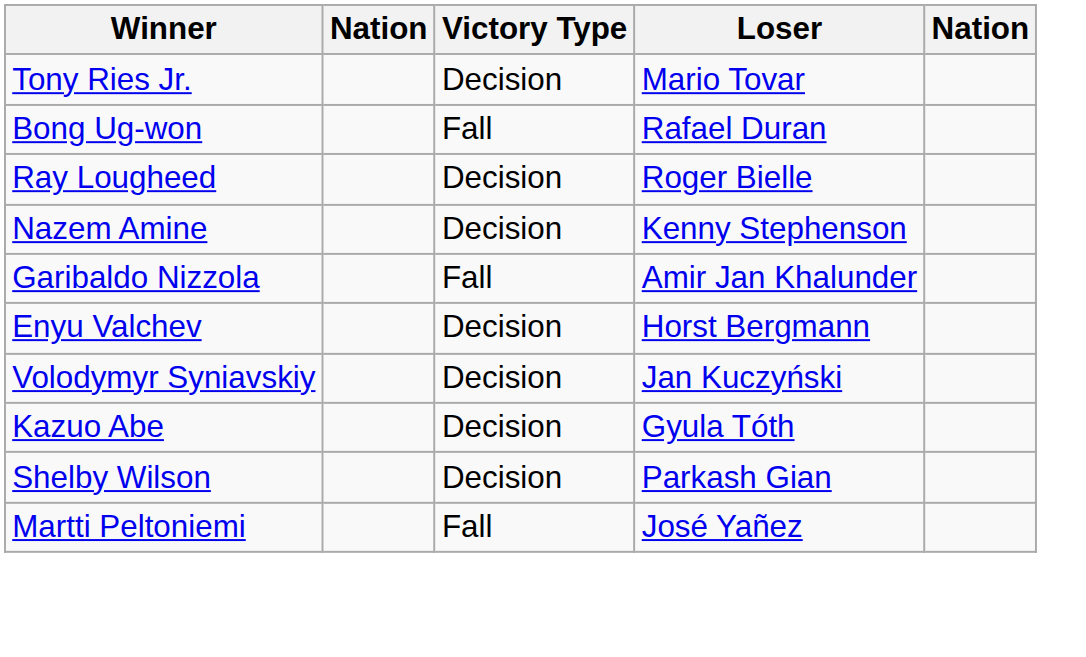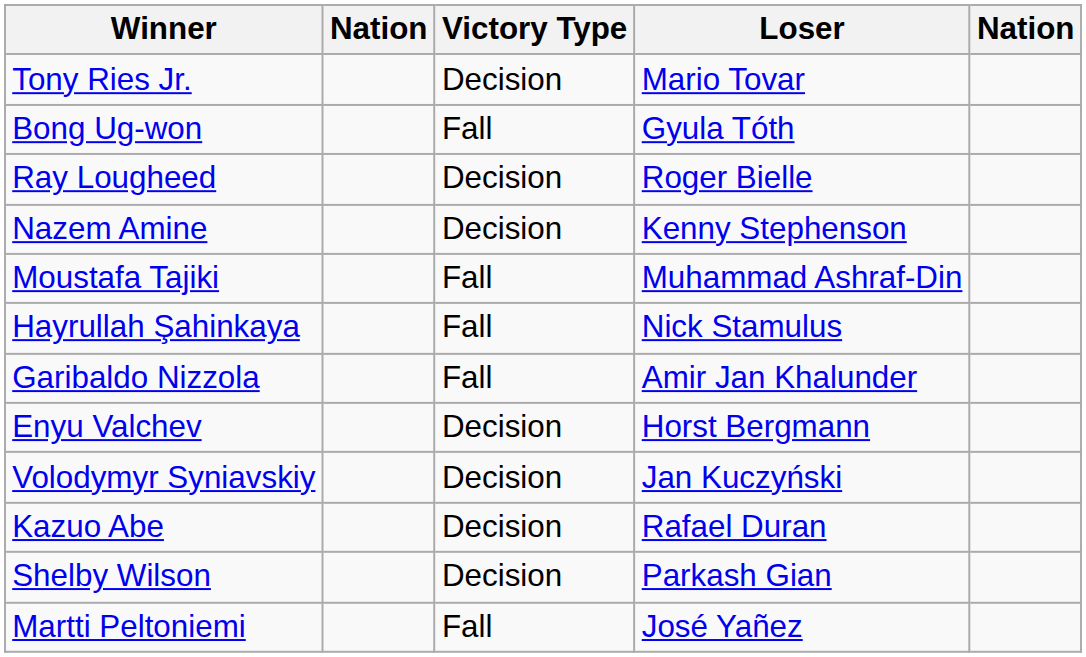(734, 128) Rafael Duran -> (718, 128) Gyula Tóth
+ row: (116, 278)
+ row: (156, 327)
(718, 427) Gyula Tóth -> (734, 526) Rafael Duran
